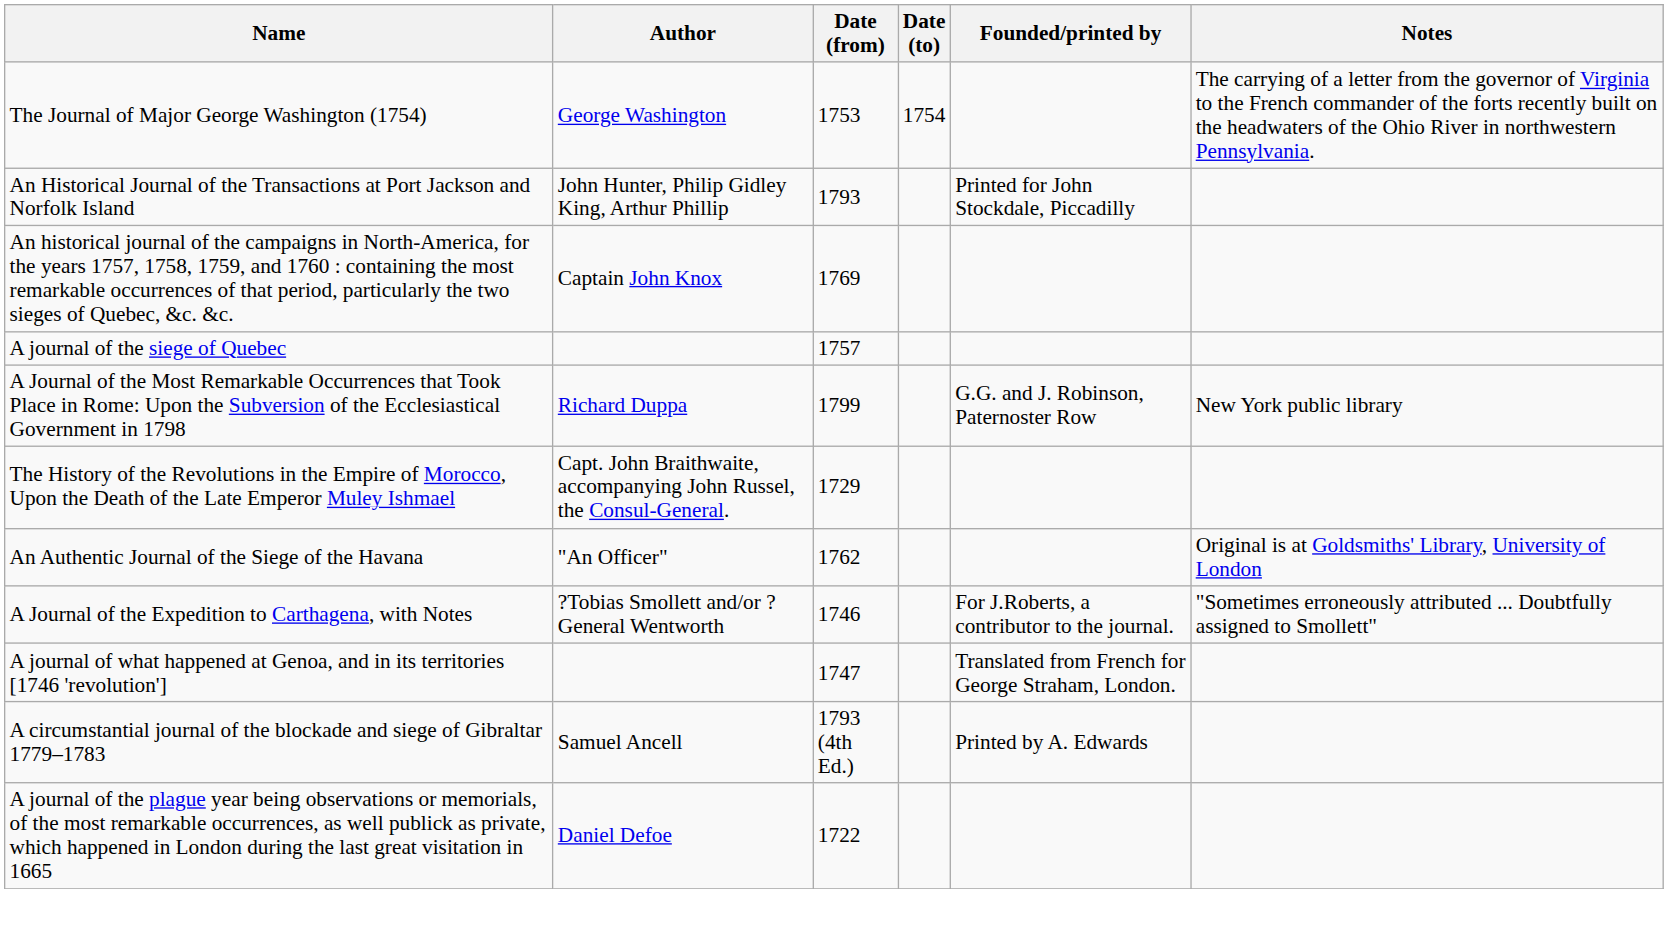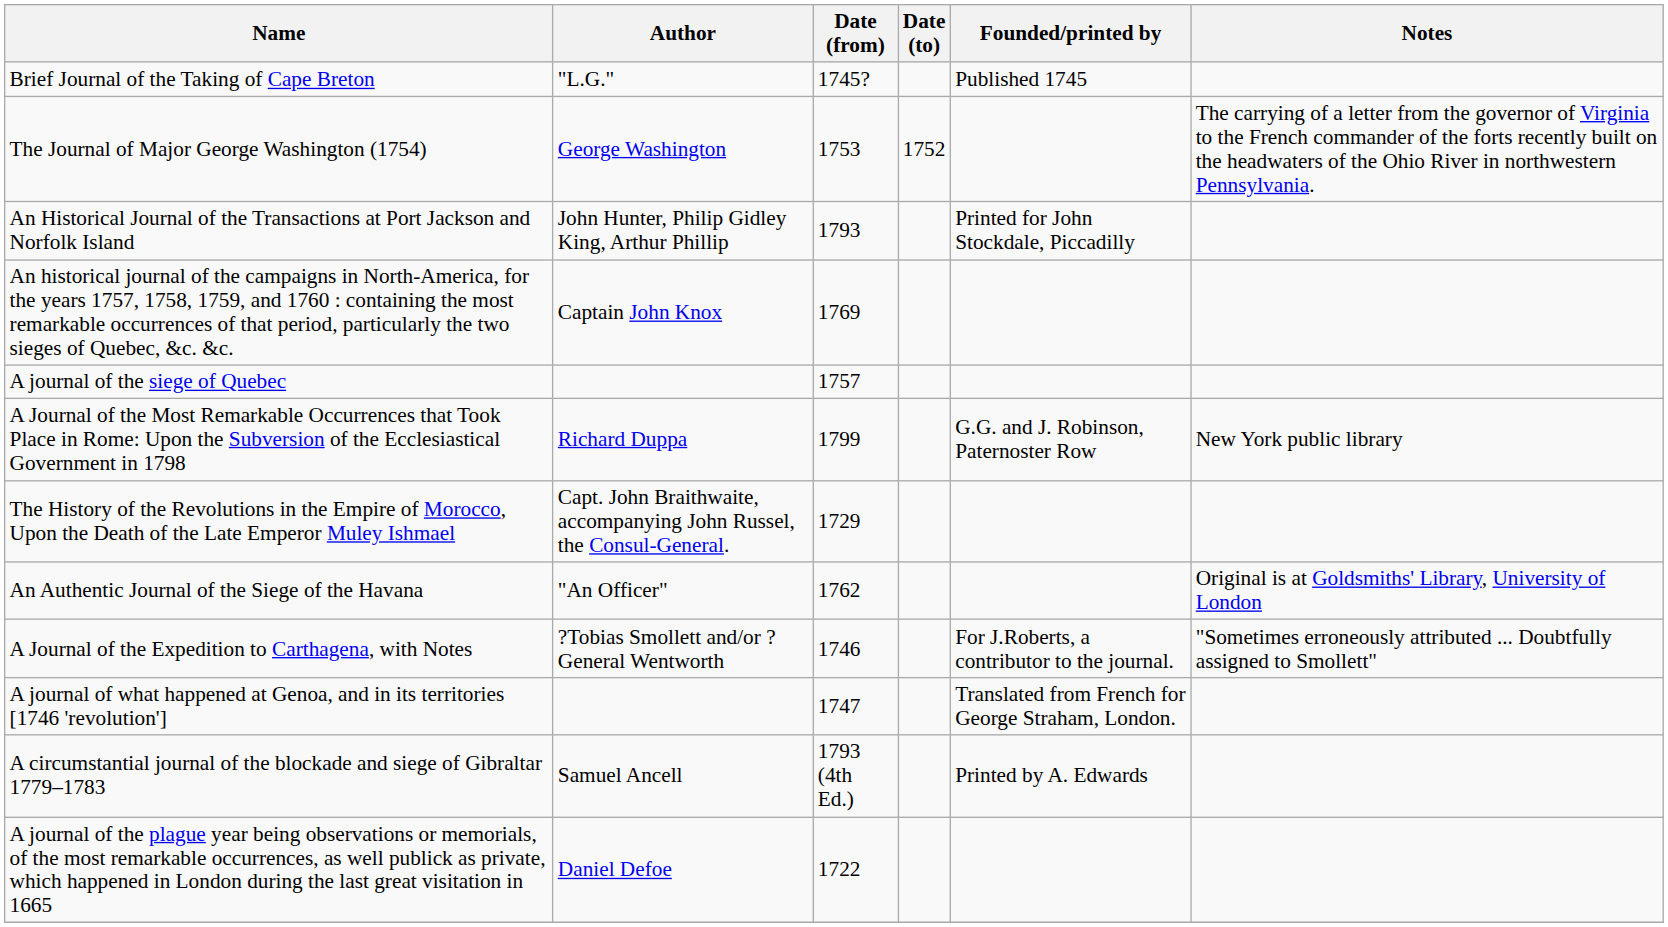+ row: (192, 79)
(924, 114) 1754 -> (924, 148) 1752
